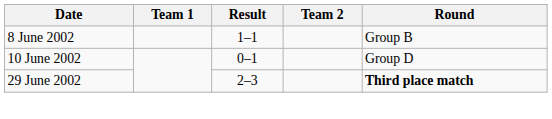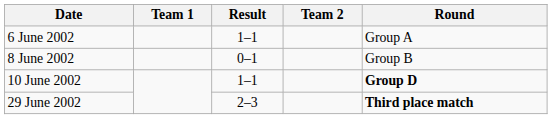+ row: (41, 37)
(247, 37) 1–1 -> (247, 59) 0–1
(247, 59) 0–1 -> (247, 80) 1–1
(389, 59) normal -> (391, 80) bold
